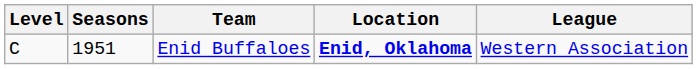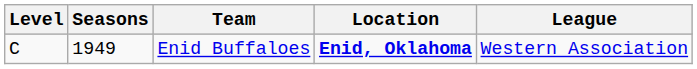(94, 49) 1951 -> (94, 49) 1949
